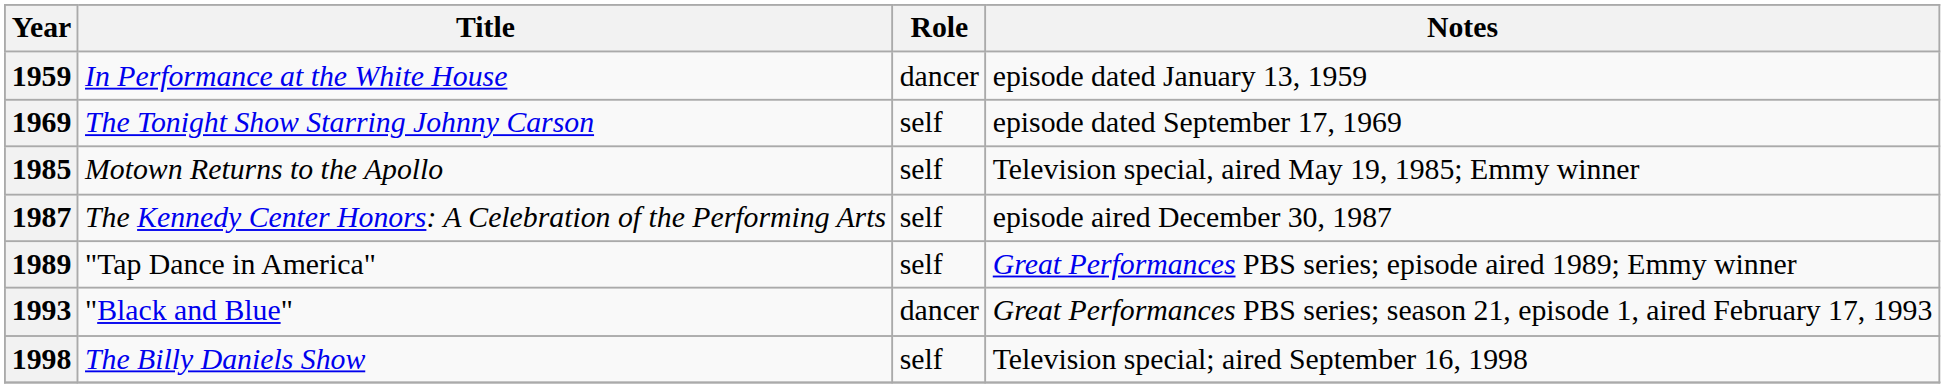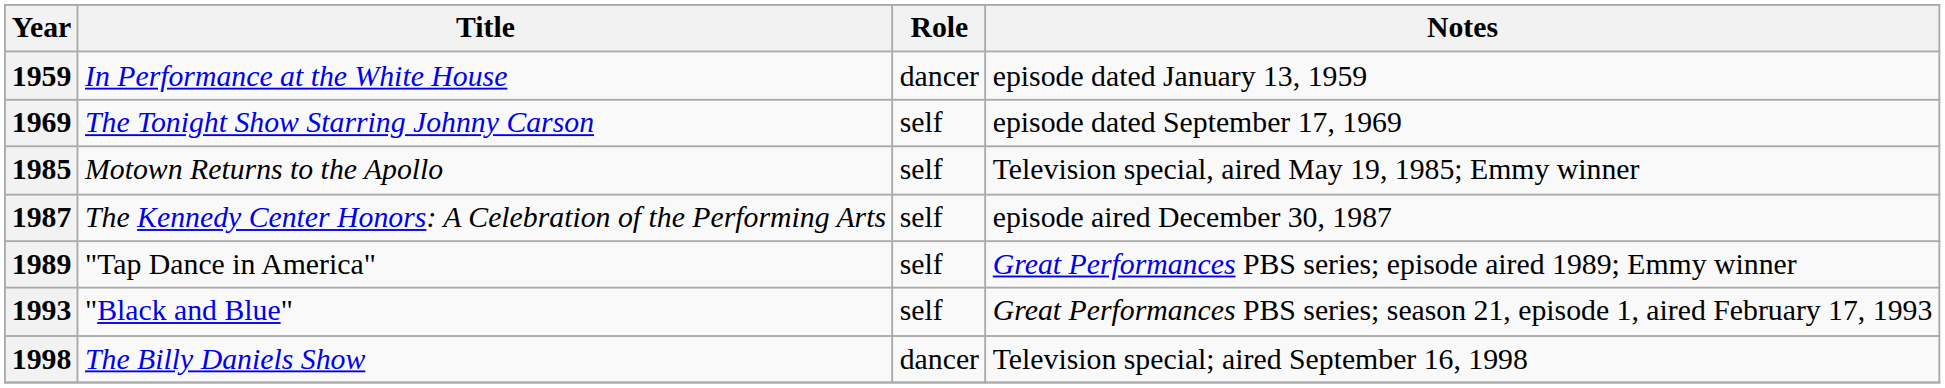(939, 311) dancer -> (921, 311) self
(921, 358) self -> (939, 358) dancer
